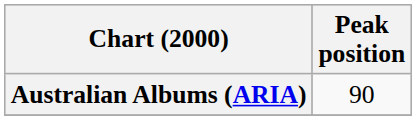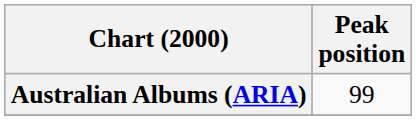(362, 94) 90 -> (362, 94) 99
